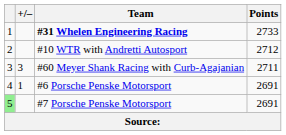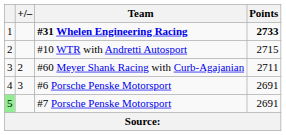(267, 31) normal -> (267, 31) bold
(267, 49) 2712 -> (267, 49) 2715
(20, 67) 3 -> (20, 67) 2
(20, 85) 1 -> (20, 85) 3
